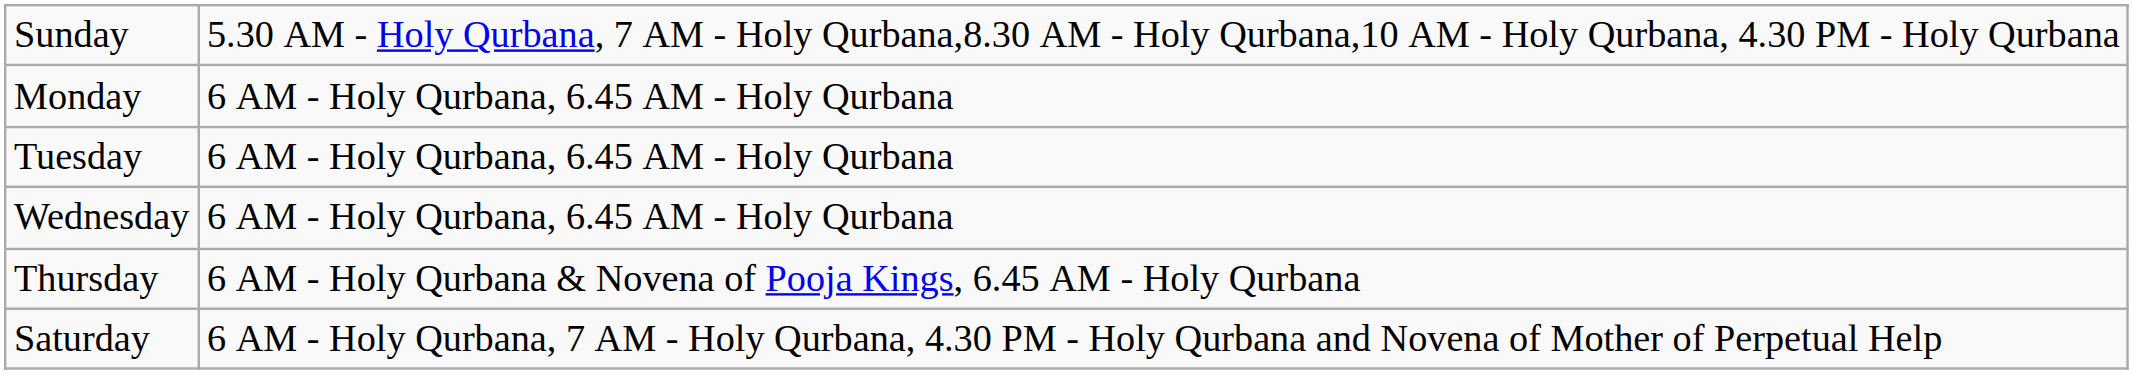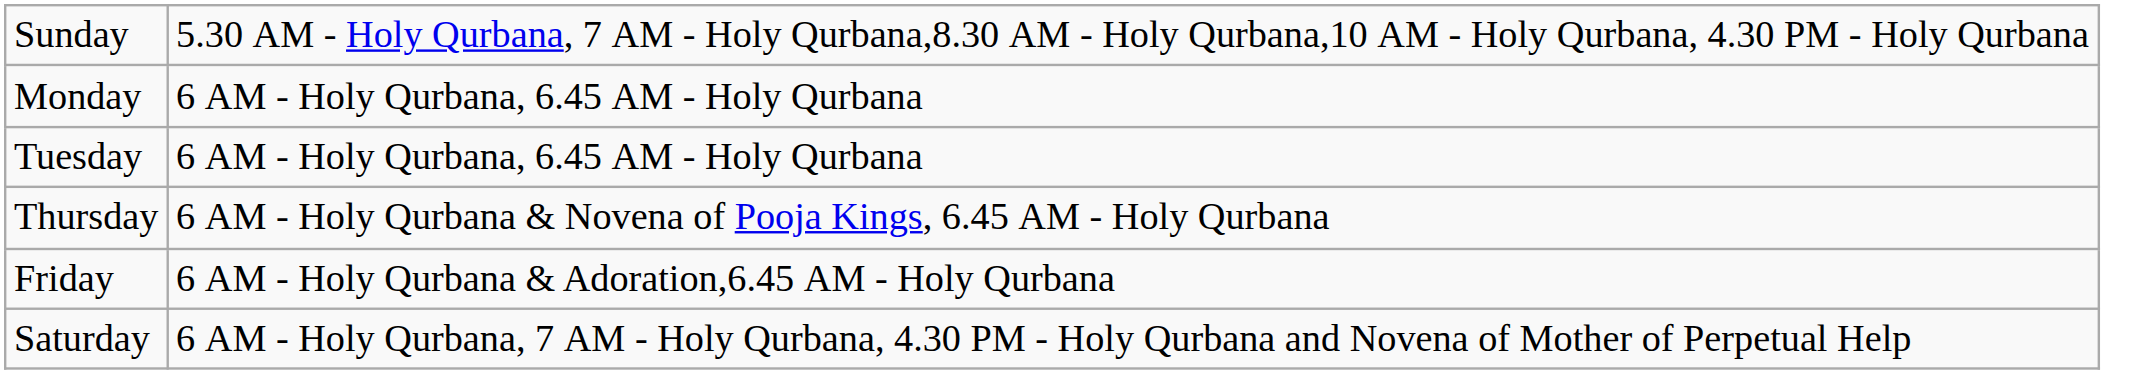- row: (102, 216)
+ row: (64, 277)
